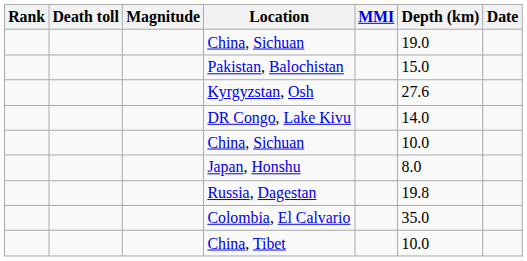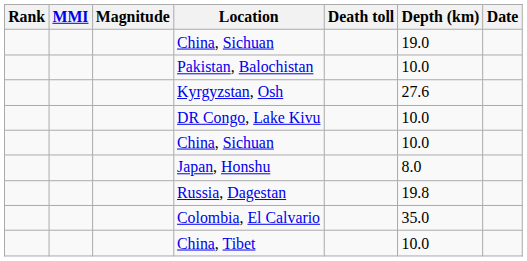columns swapped: (86, 17) <-> (376, 17)
(415, 67) 15.0 -> (415, 67) 10.0
(415, 117) 14.0 -> (415, 117) 10.0
